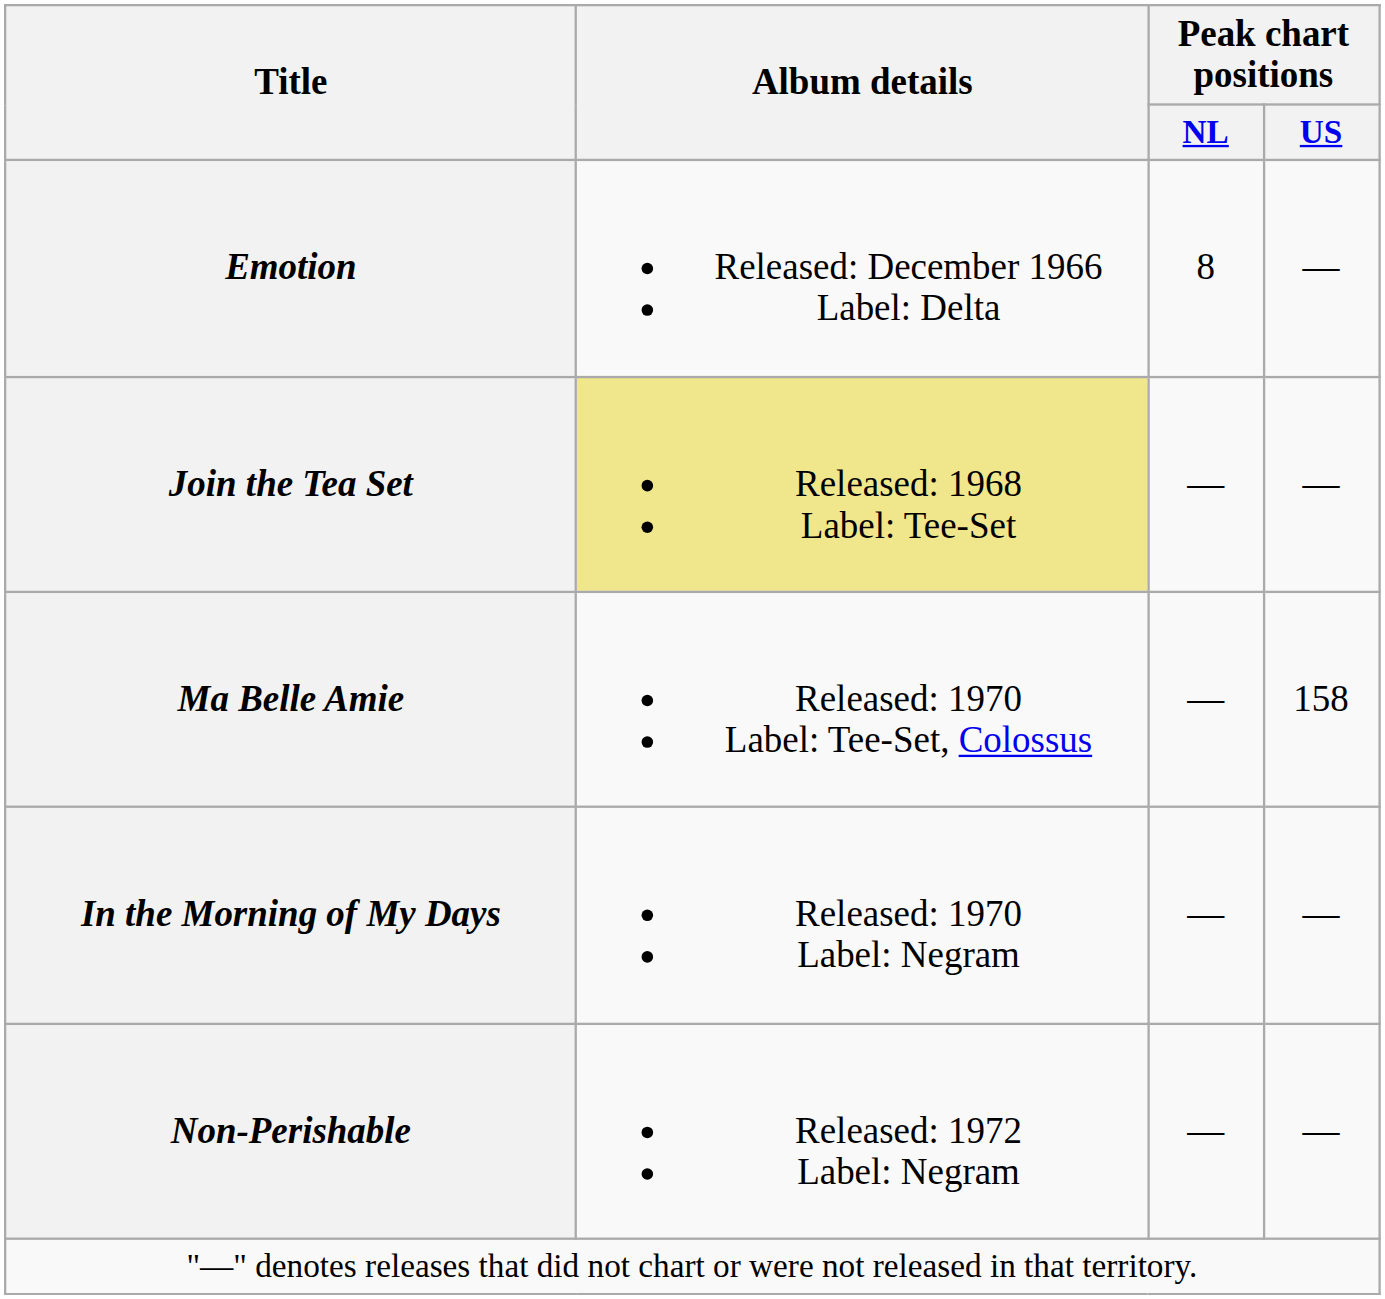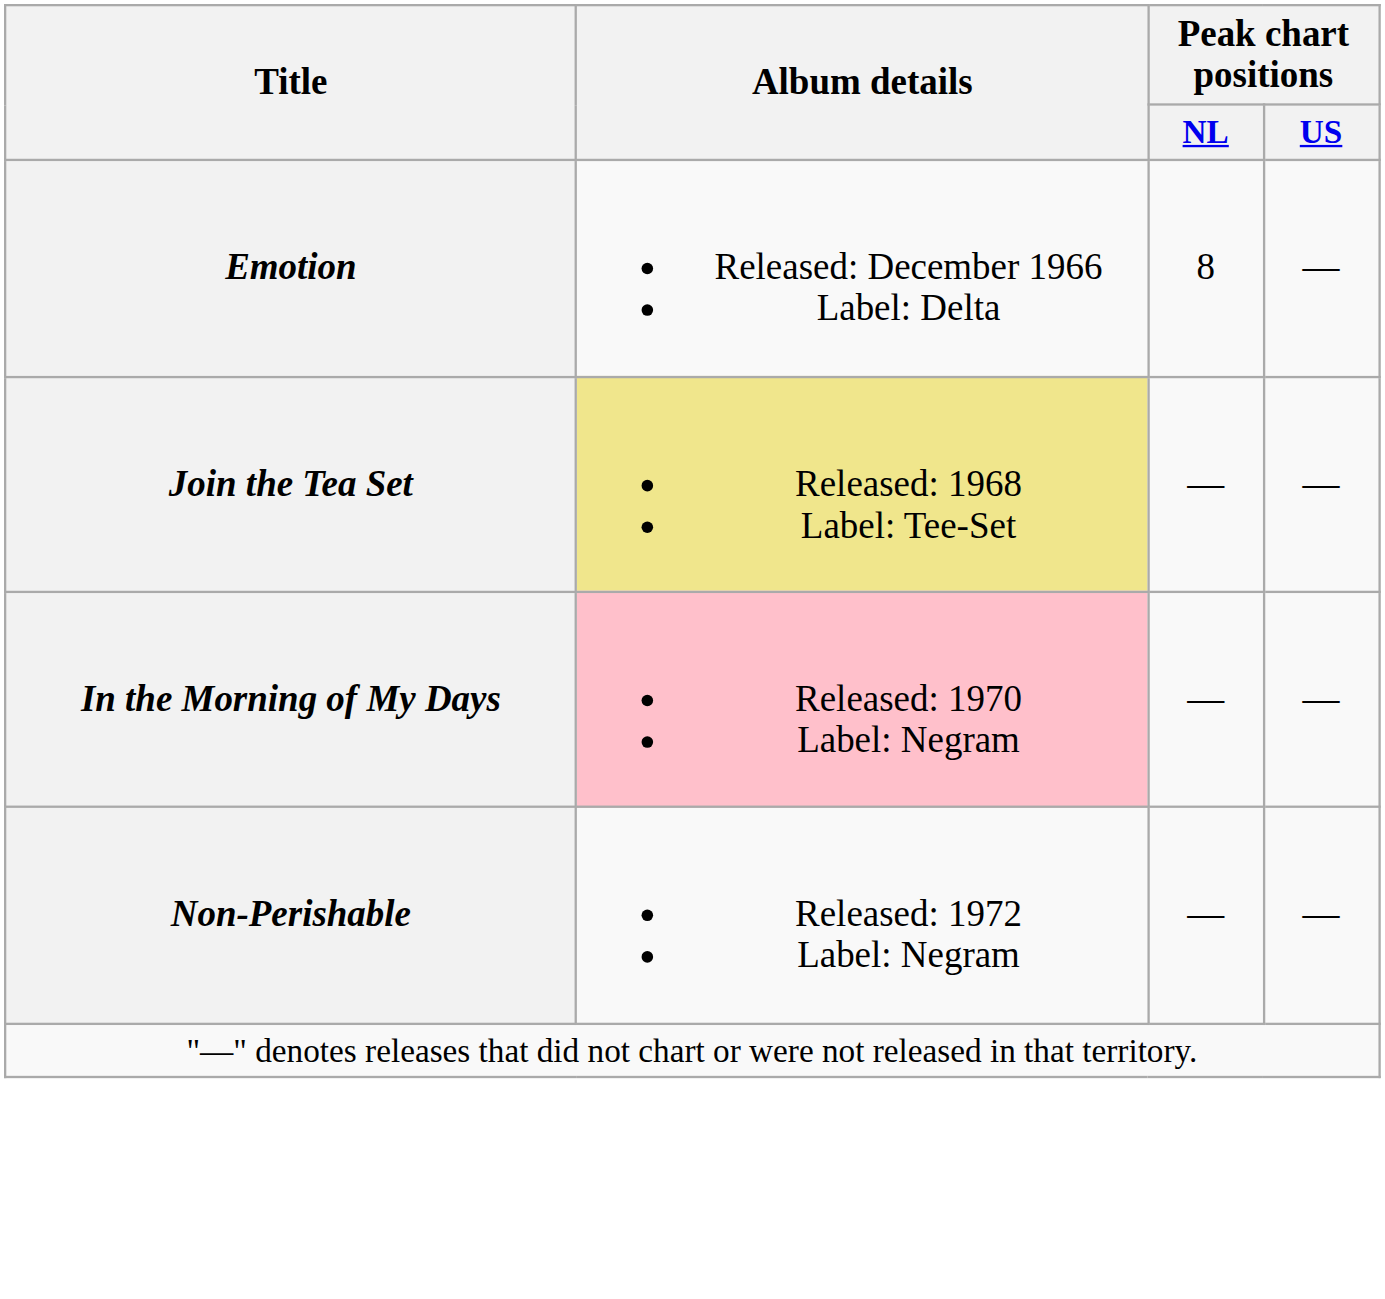- row: (291, 698)
(862, 936) no background -> (862, 720) pink background
